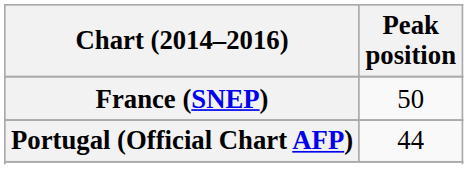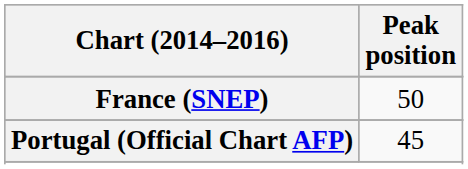(411, 140) 44 -> (411, 140) 45
